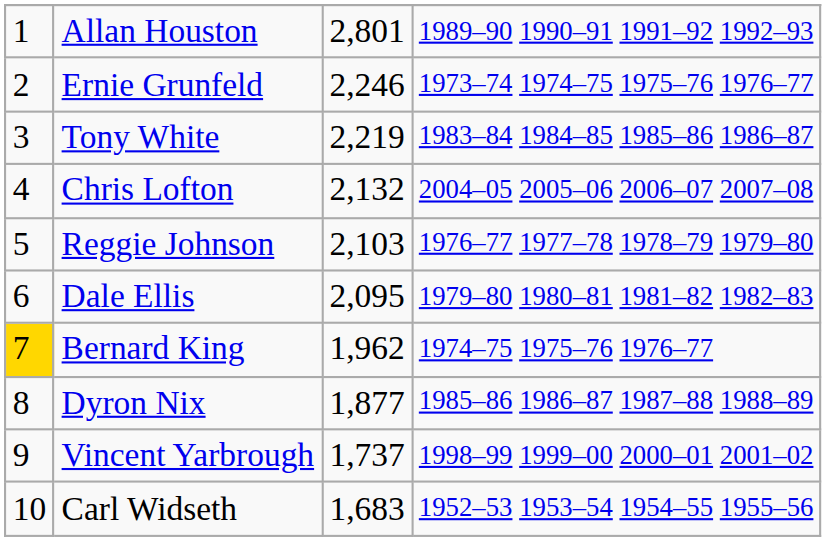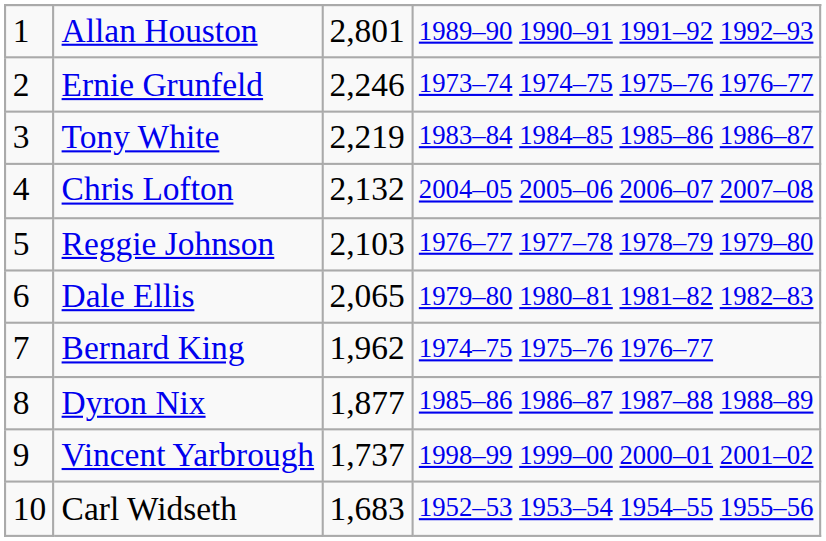(367, 296) 2,095 -> (367, 296) 2,065
(21, 349) gold background -> (21, 349) no background
